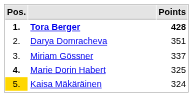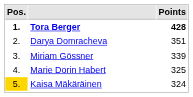(178, 55) 337 -> (178, 55) 339
(17, 70) bold -> (17, 70) normal
